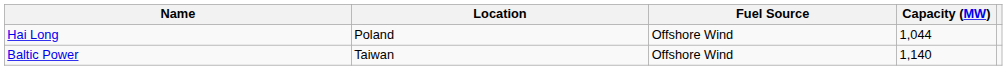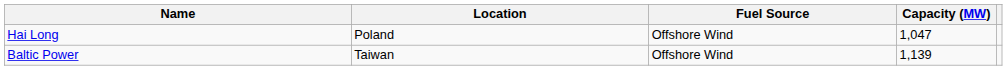(916, 34) 1,044 -> (916, 34) 1,047
(916, 55) 1,140 -> (916, 55) 1,139
